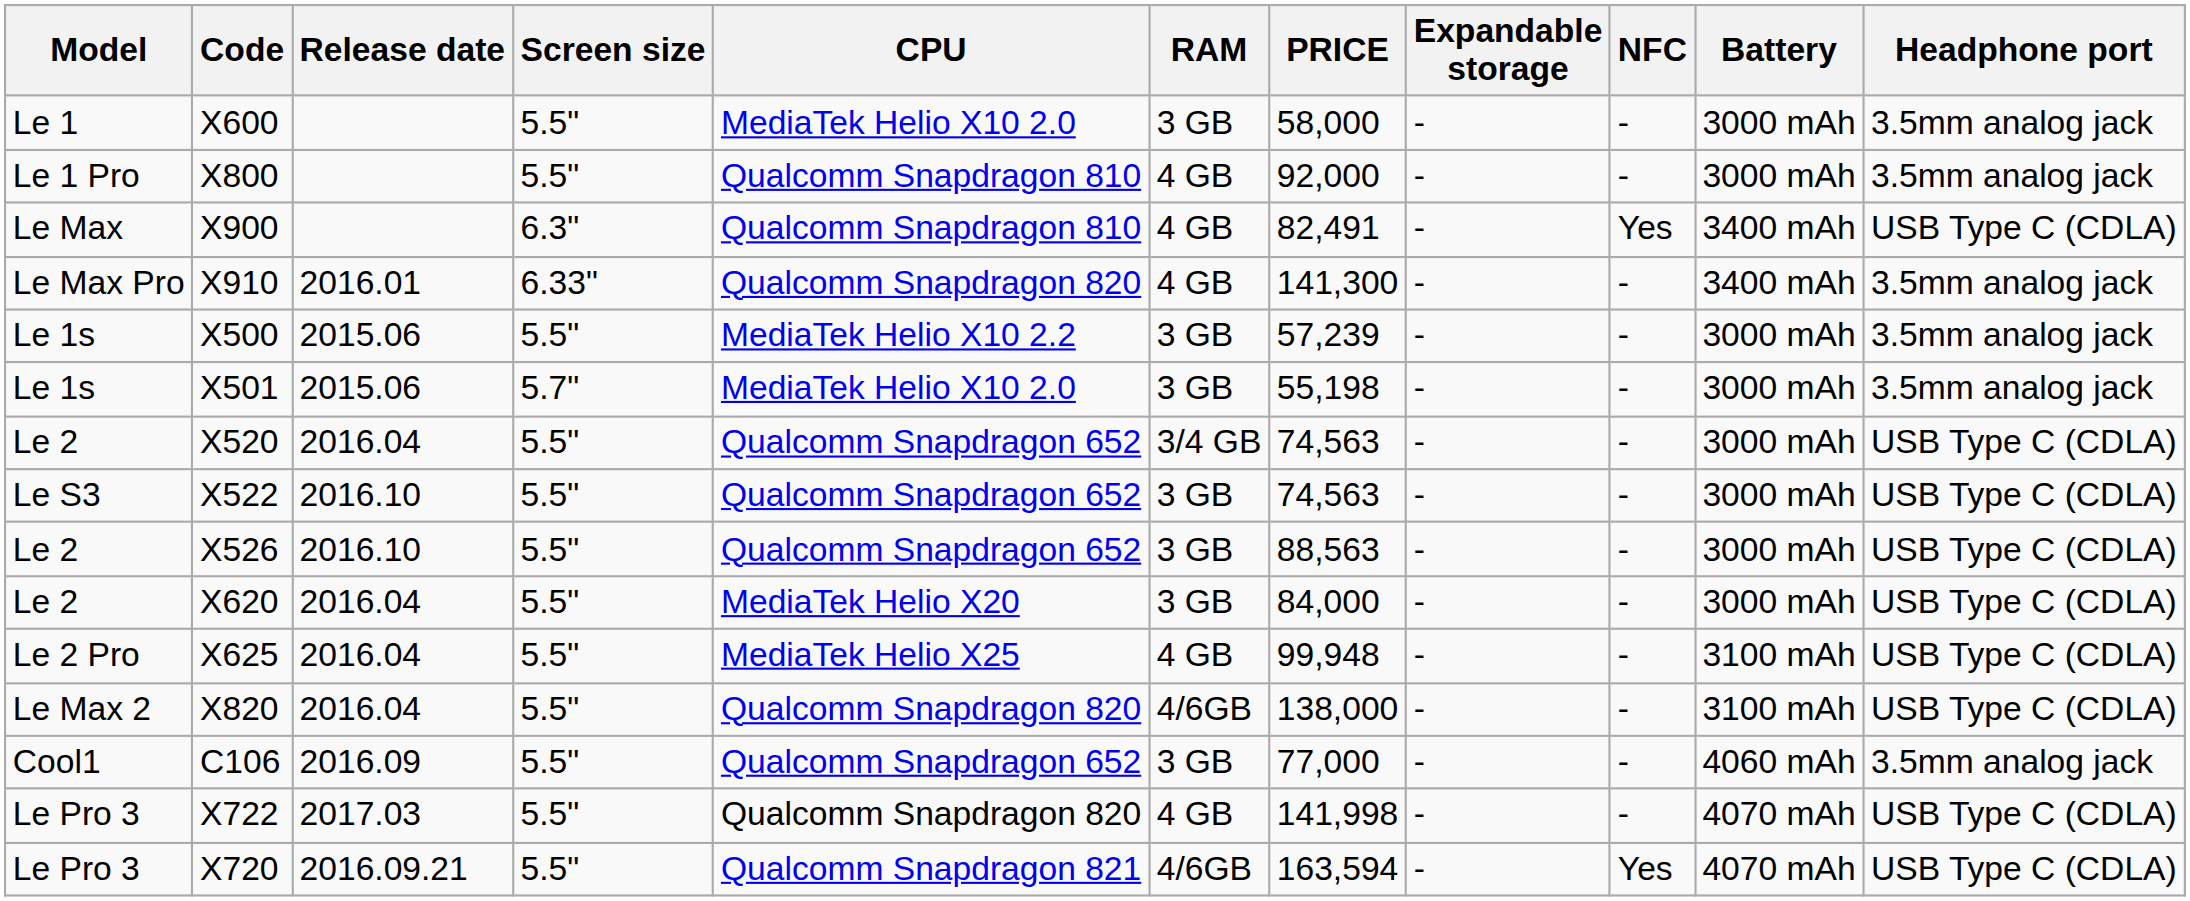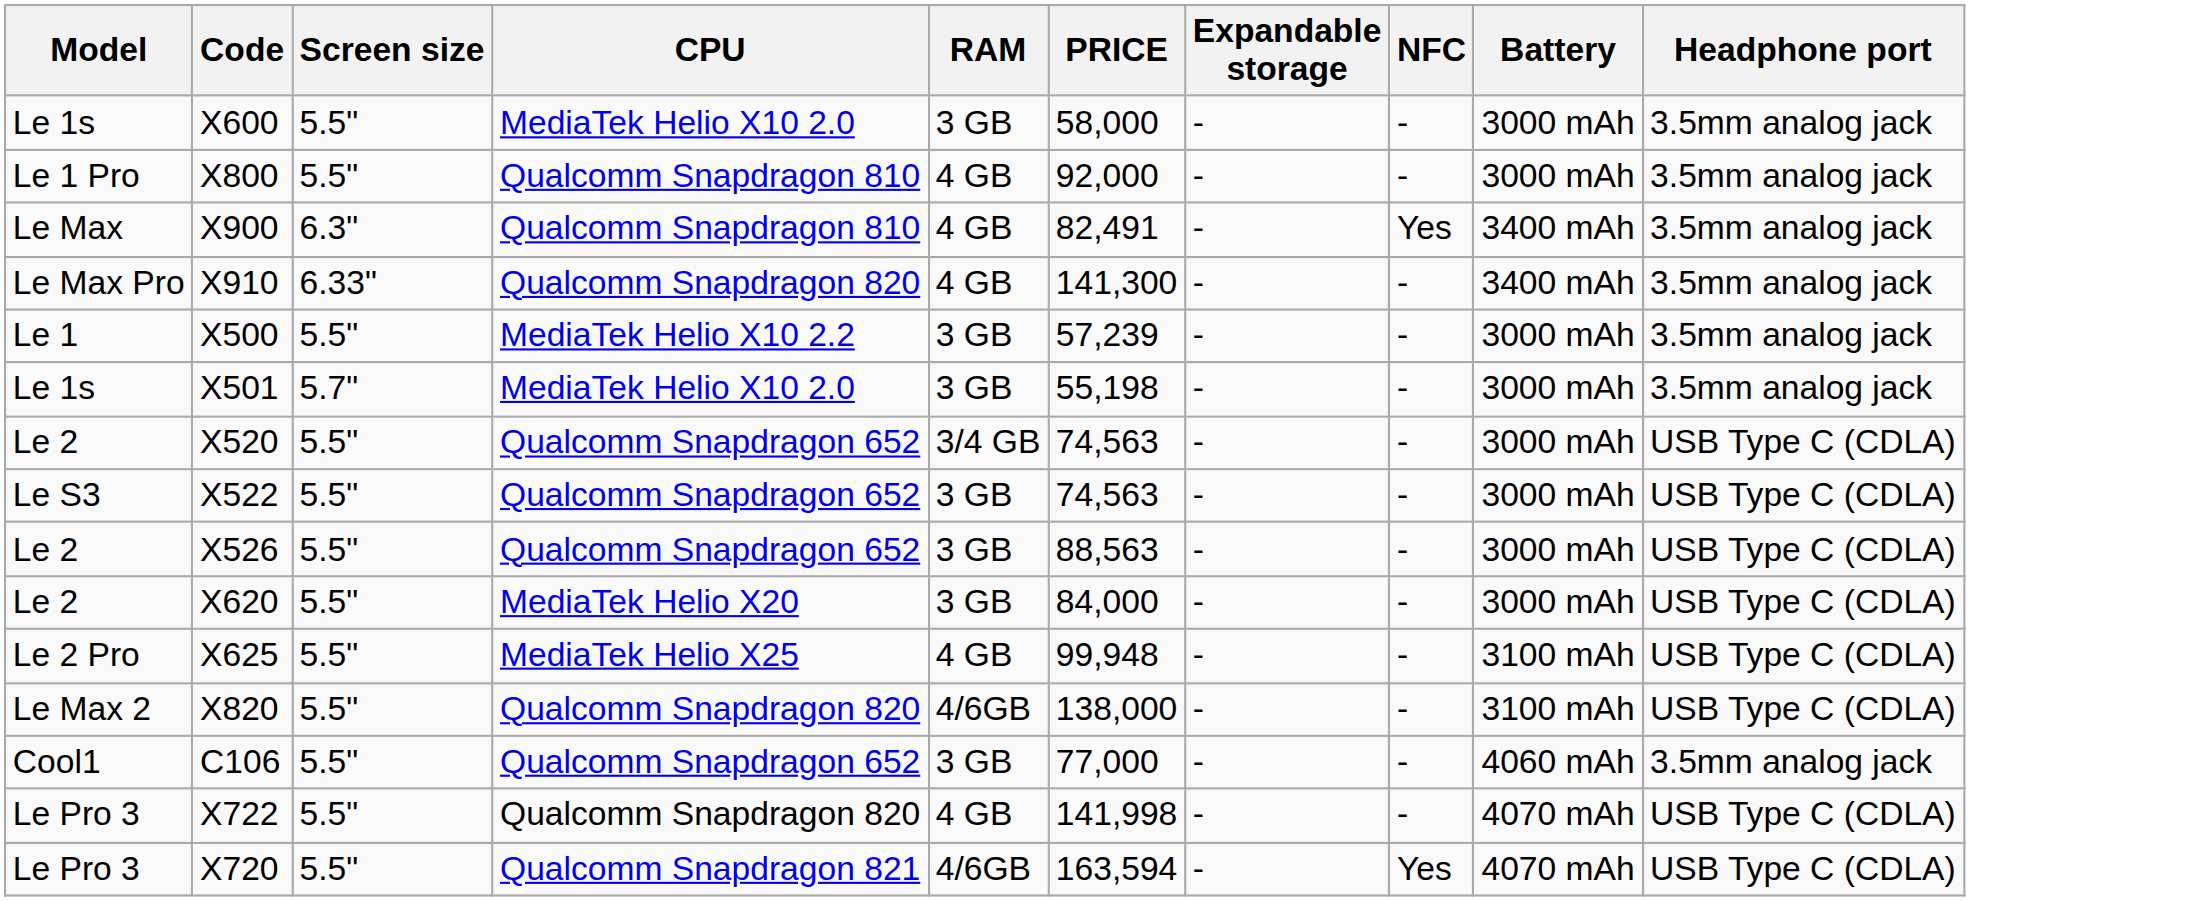- column: (402, 50)
(45, 122) Le 1 -> (54, 122) Le 1s
(2024, 228) USB Type C (CDLA) -> (1791, 228) 3.5mm analog jack
(54, 335) Le 1s -> (45, 335) Le 1
